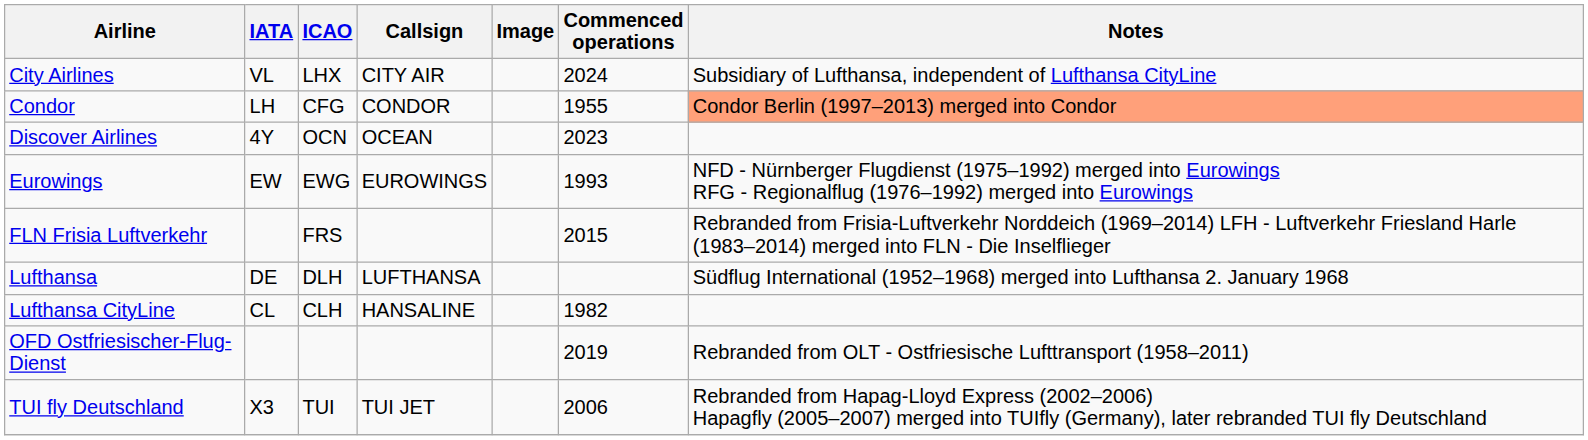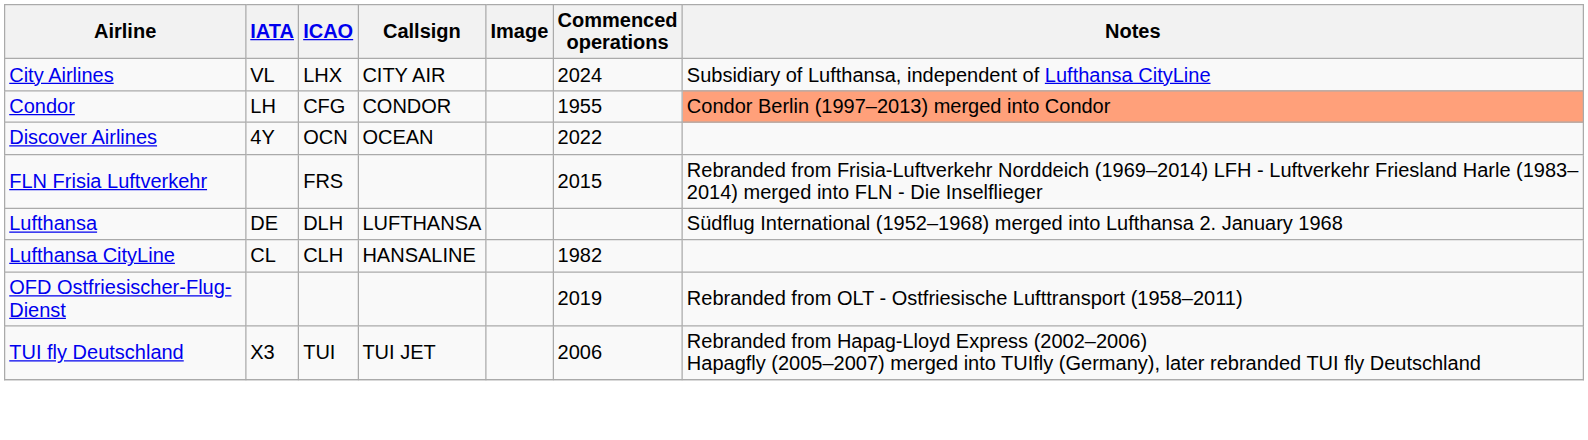(586, 138) 2023 -> (580, 138) 2022
- row: (56, 180)
